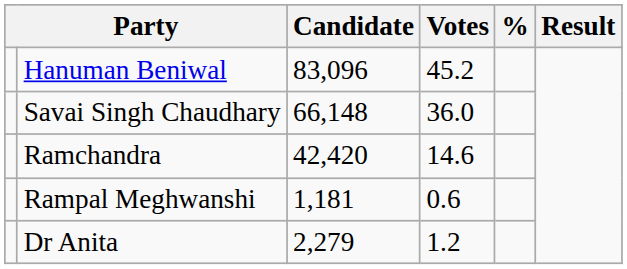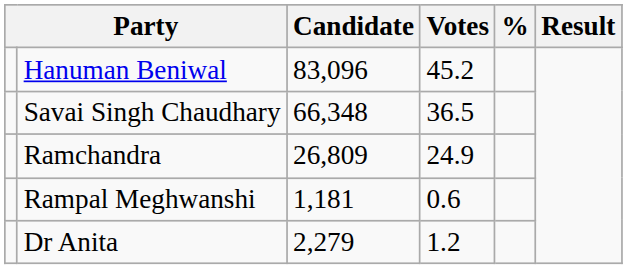(330, 112) 66,148 -> (330, 112) 66,348
(450, 112) 36.0 -> (450, 112) 36.5
(330, 155) 42,420 -> (330, 155) 26,809
(450, 155) 14.6 -> (450, 155) 24.9
